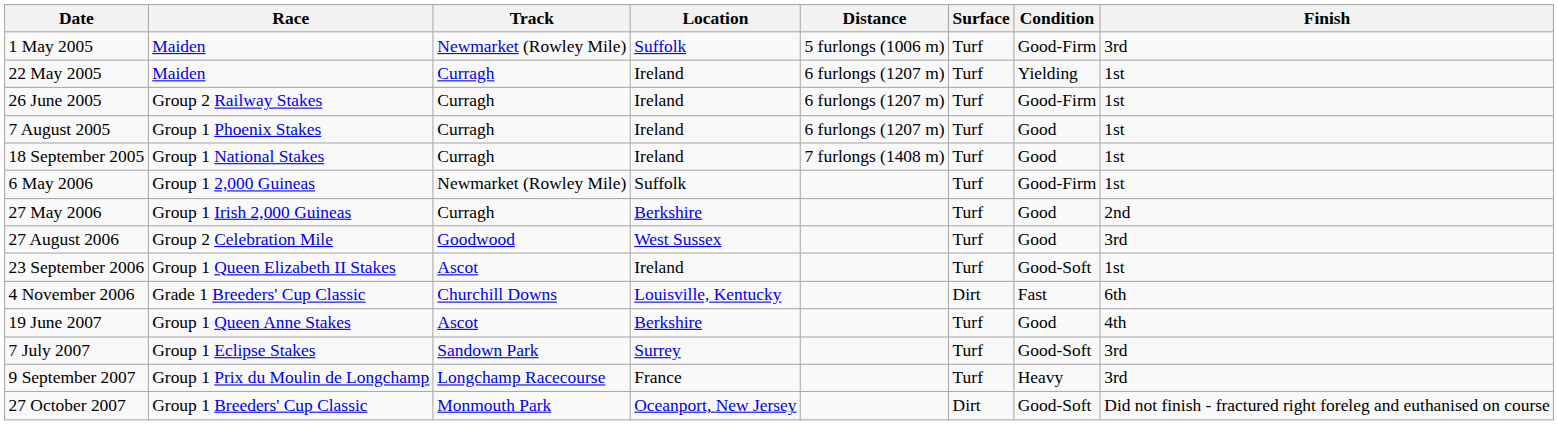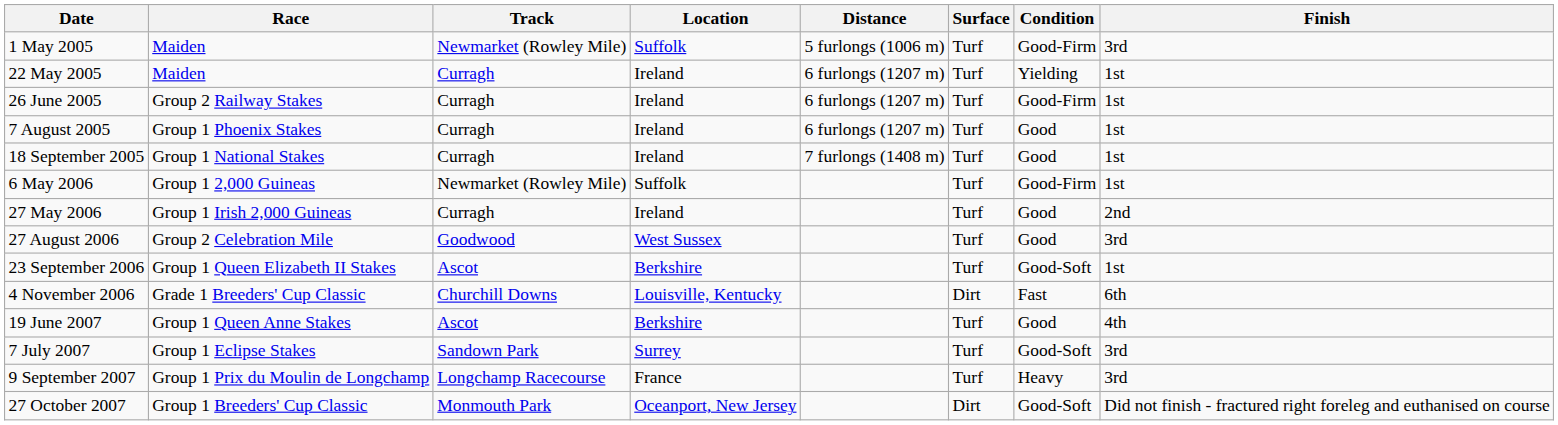(668, 211) Berkshire -> (659, 211) Ireland
(659, 267) Ireland -> (668, 267) Berkshire
